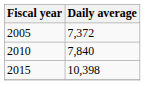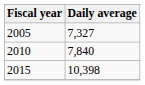(81, 32) 7,372 -> (81, 32) 7,327
